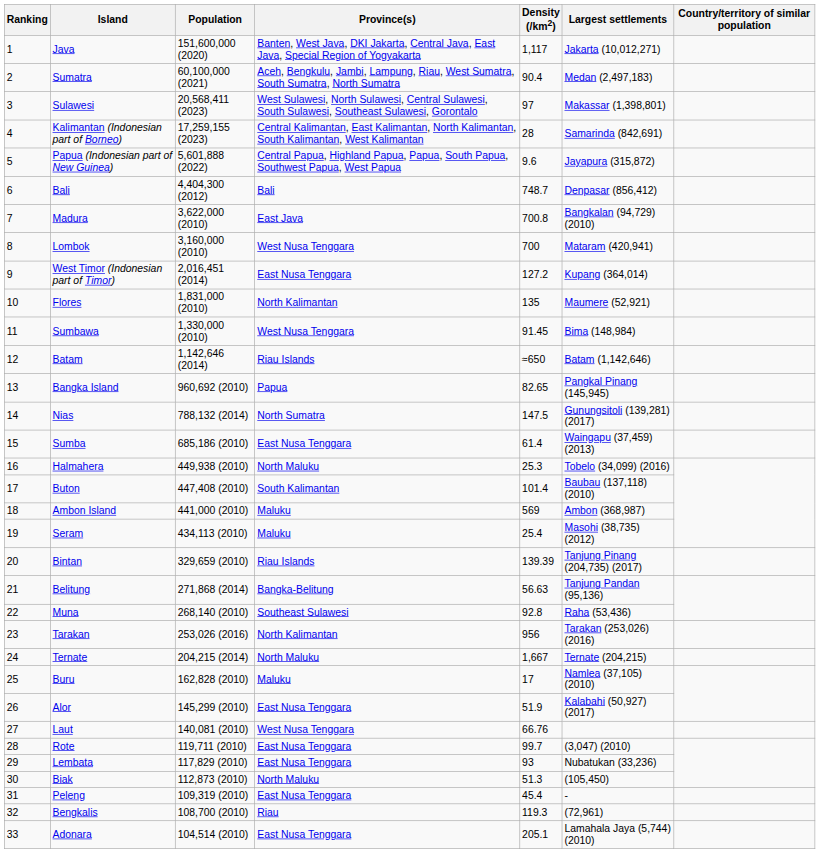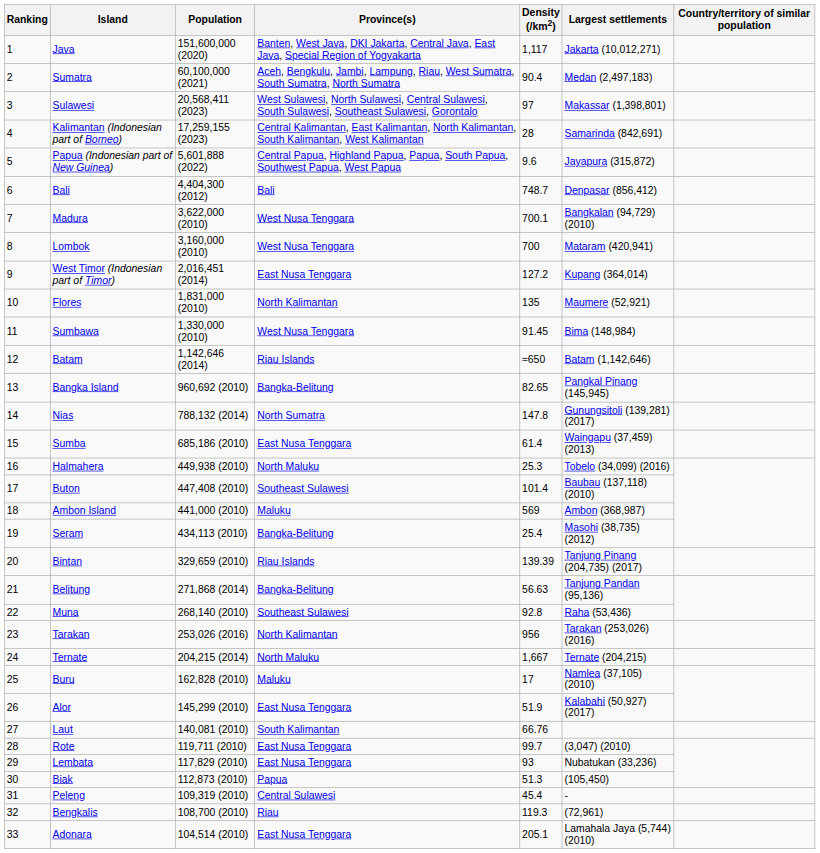(280, 218) East Java -> (306, 218) West Nusa Tenggara
(535, 218) 700.8 -> (535, 218) 700.1
(272, 387) Papua -> (295, 387) Bangka-Belitung
(535, 416) 147.5 -> (535, 416) 147.8
(298, 489) South Kalimantan -> (303, 489) Southeast Sulawesi
(274, 533) Maluku -> (295, 533) Bangka-Belitung
(306, 729) West Nusa Tenggara -> (298, 729) South Kalimantan
(288, 779) North Maluku -> (272, 779) Papua
(304, 795) East Nusa Tenggara -> (296, 795) Central Sulawesi
